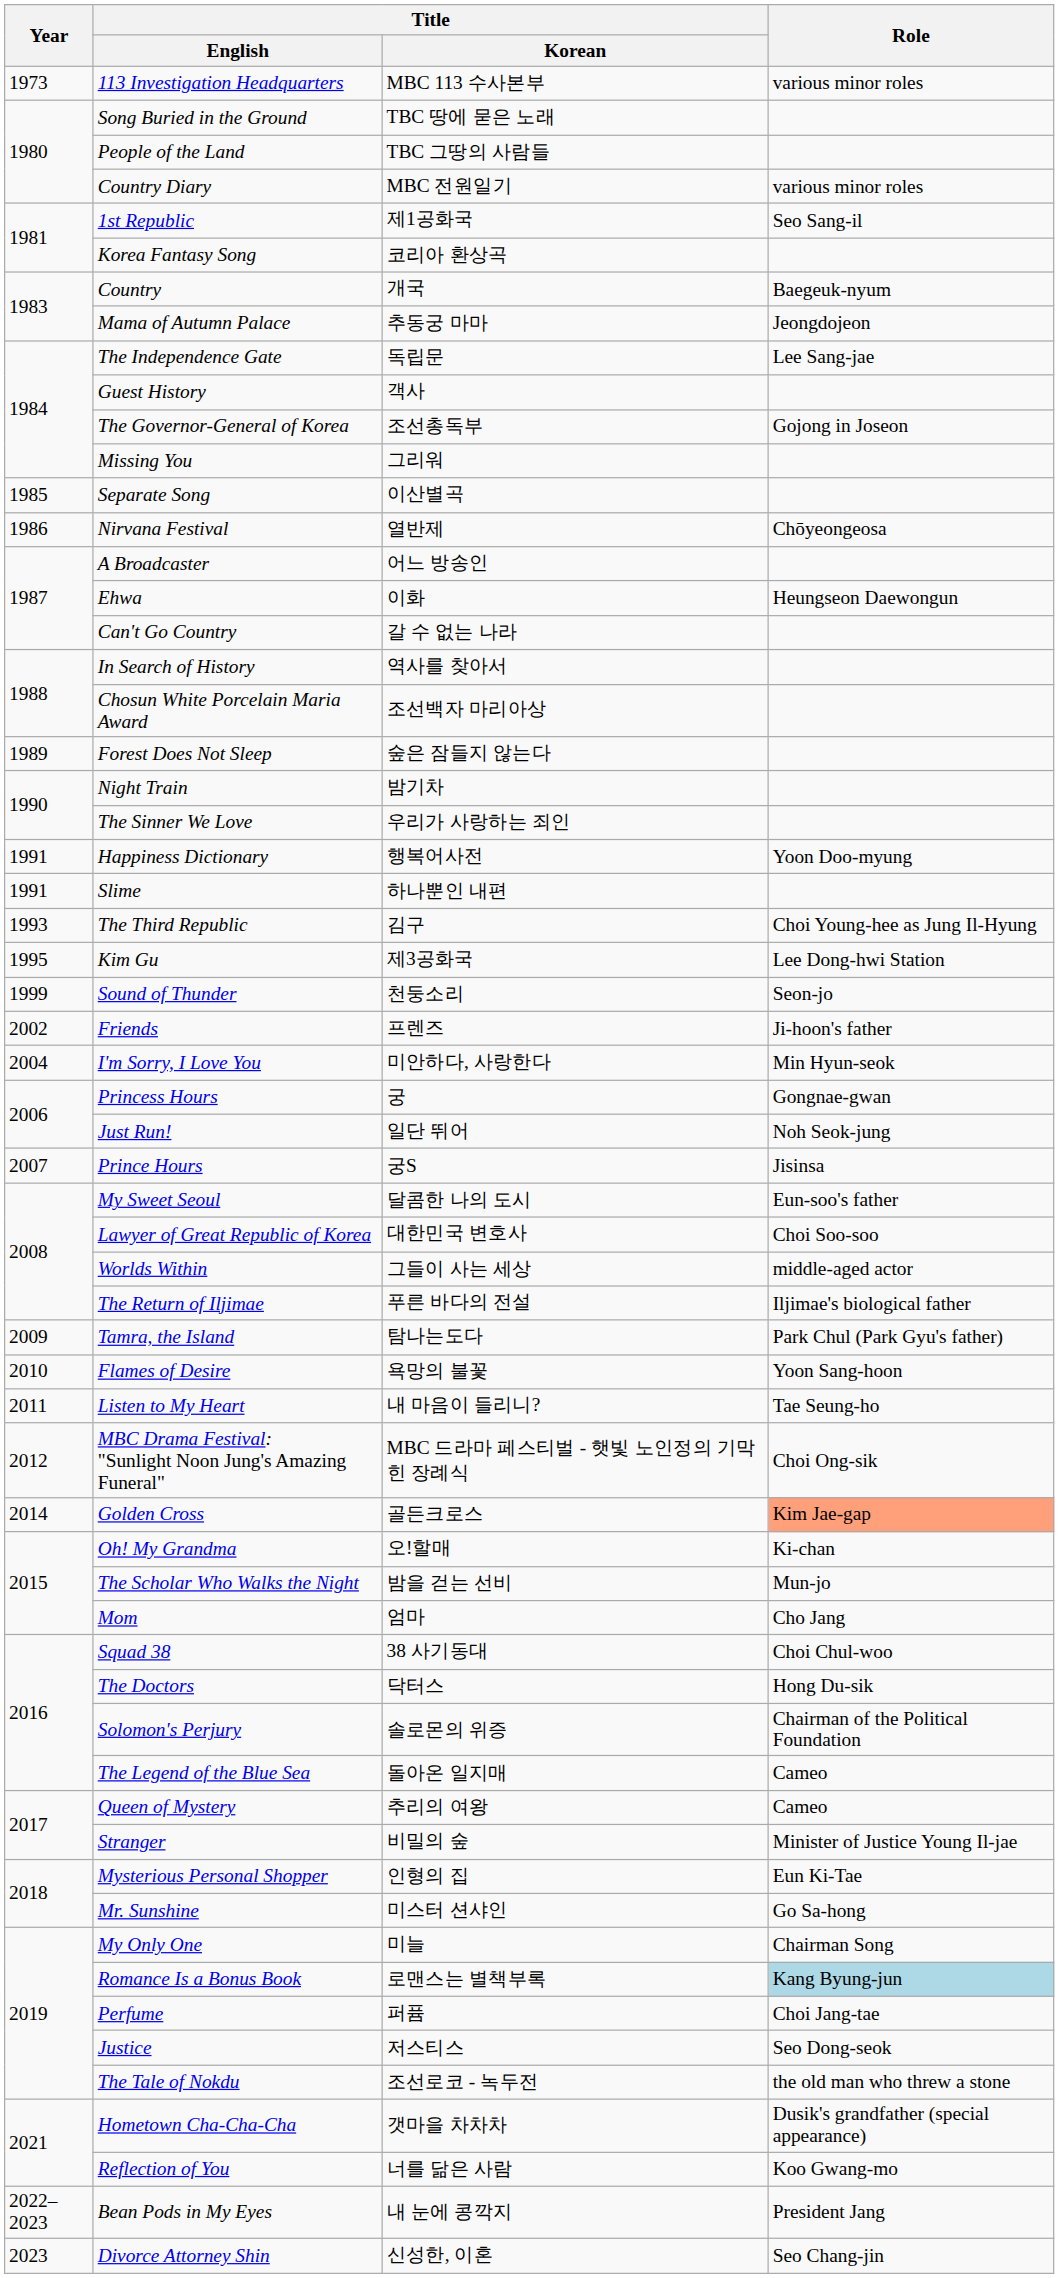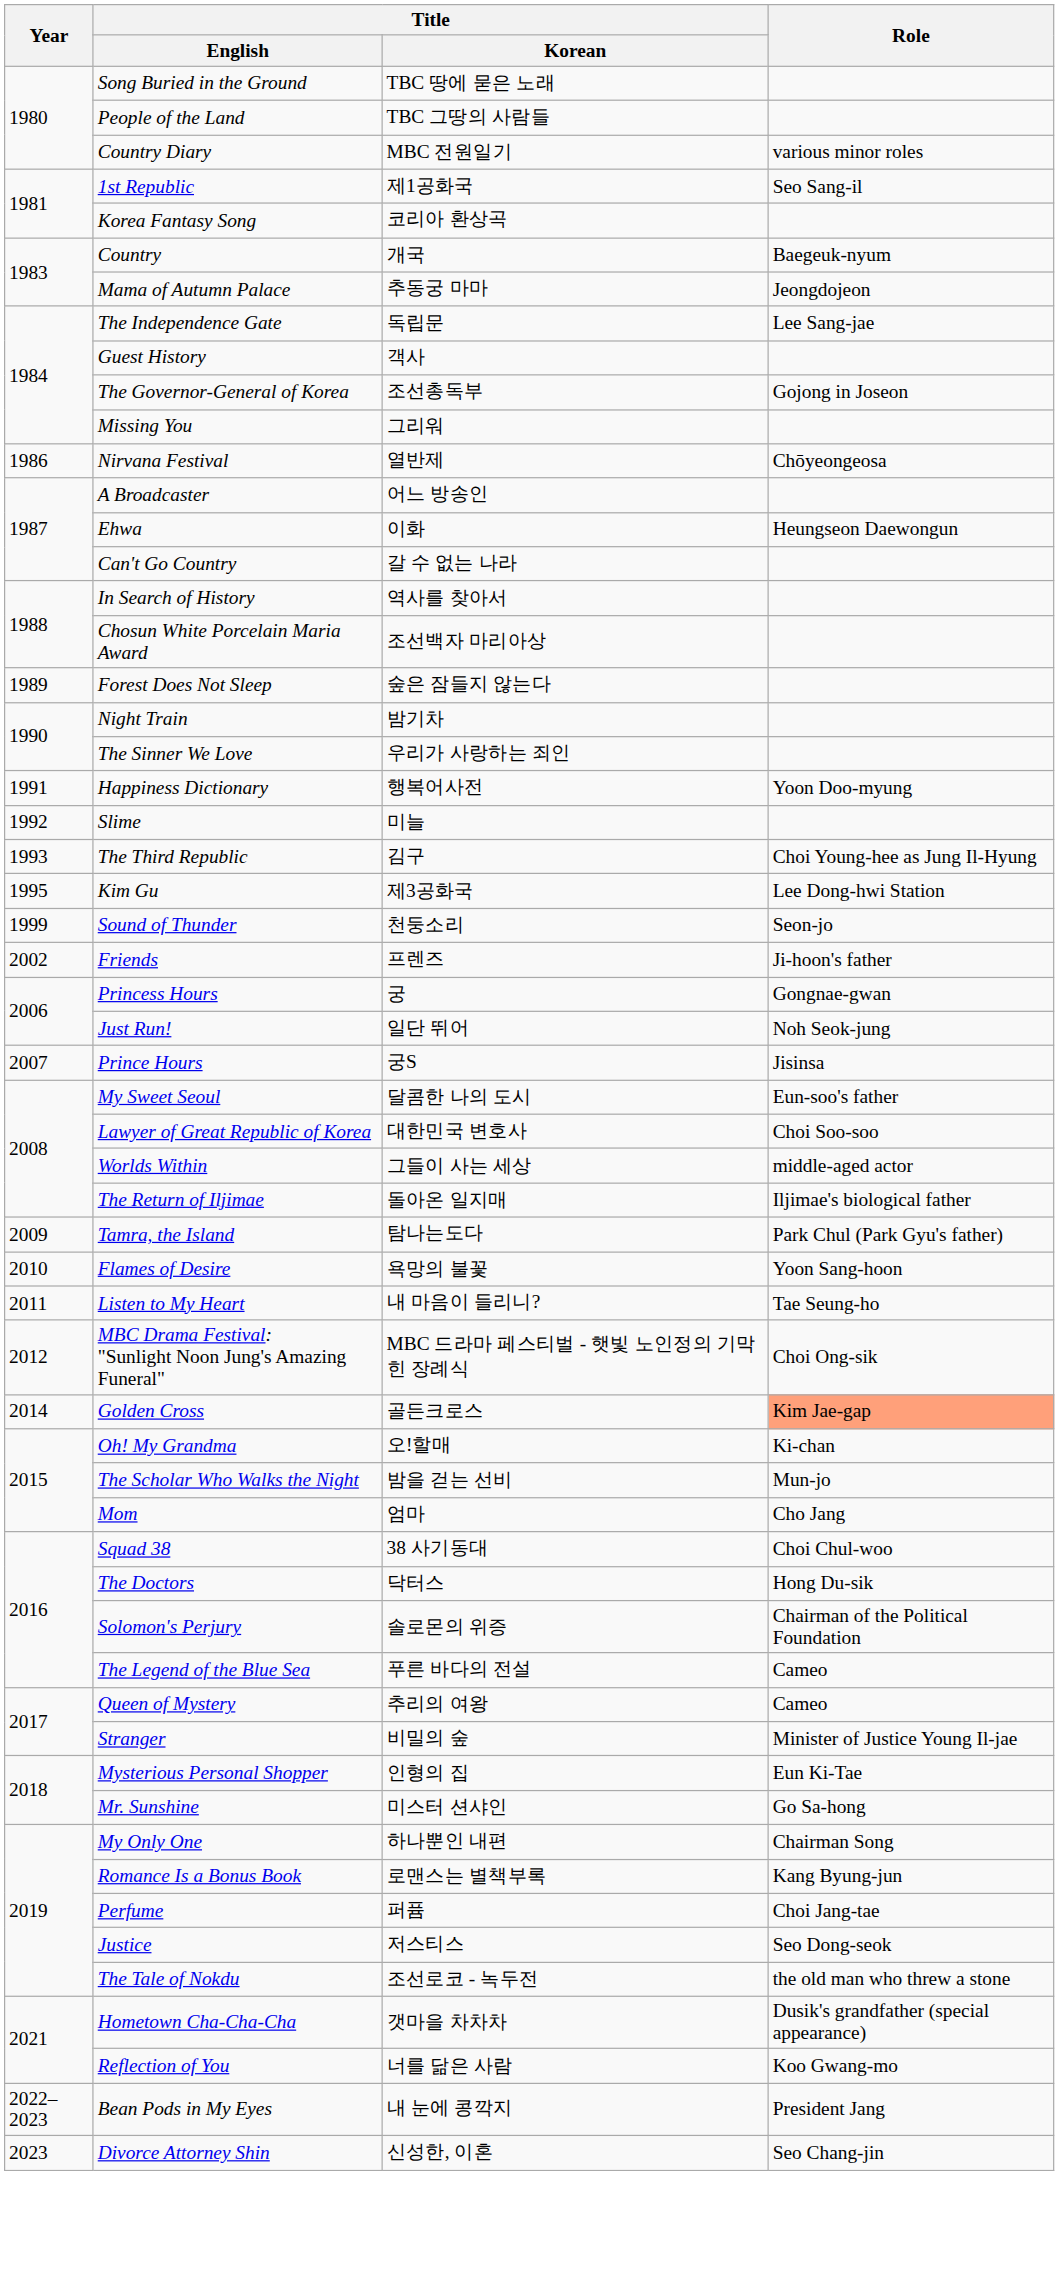- row: (221, 83)
- row: (154, 495)
(28, 890) 1991 -> (28, 822) 1992
(447, 890) 하나뿐인 내편 -> (406, 821) 미늘
- row: (179, 1062)
(459, 1302) 푸른 바다의 전설 -> (447, 1199) 돌아온 일지매
(447, 1772) 돌아온 일지매 -> (459, 1669) 푸른 바다의 전설
(406, 1944) 미늘 -> (447, 1841) 하나뿐인 내편
(837, 1978) lightblue background -> (837, 1875) no background
